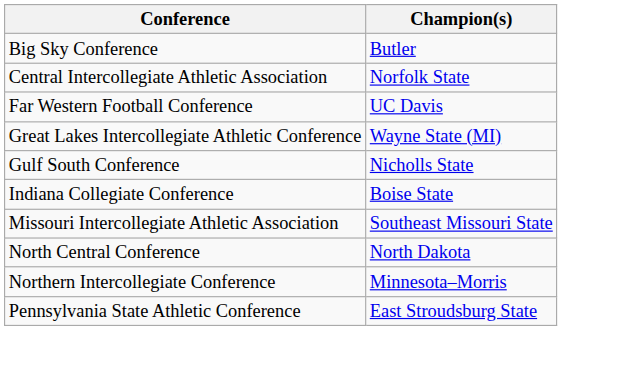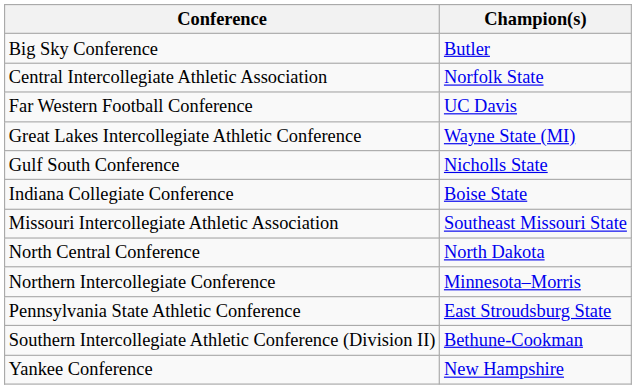+ row: (222, 340)
+ row: (81, 369)
